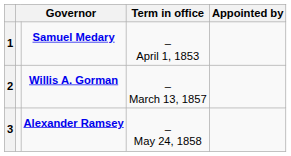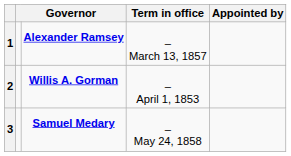(74, 37) Samuel Medary -> (74, 37) Alexander Ramsey
(168, 50) – April 1, 1853 -> (168, 50) – March 13, 1857
(168, 93) – March 13, 1857 -> (168, 93) – April 1, 1853
(74, 123) Alexander Ramsey -> (74, 123) Samuel Medary
